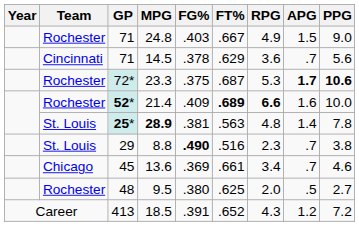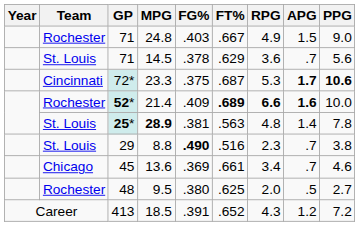(73, 59) Cincinnati -> (69, 59) St. Louis
(74, 80) Rochester -> (73, 80) Cincinnati
(307, 102) normal -> (307, 102) bold
